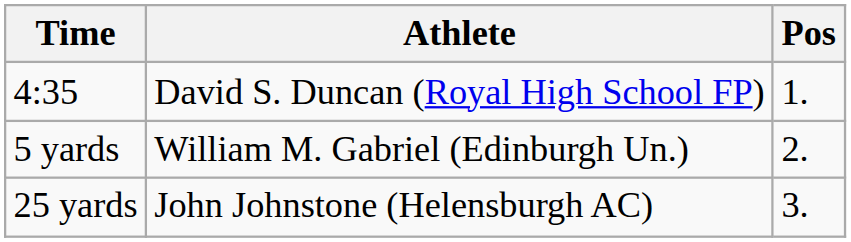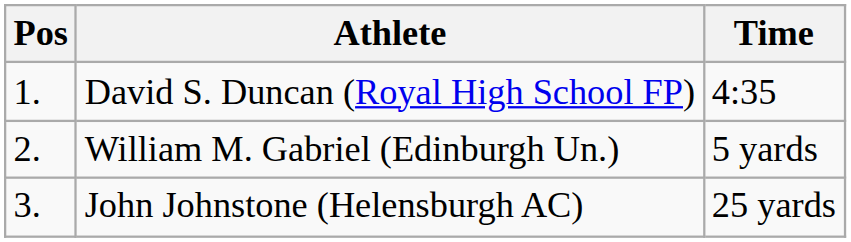columns swapped: (809, 33) <-> (76, 33)
